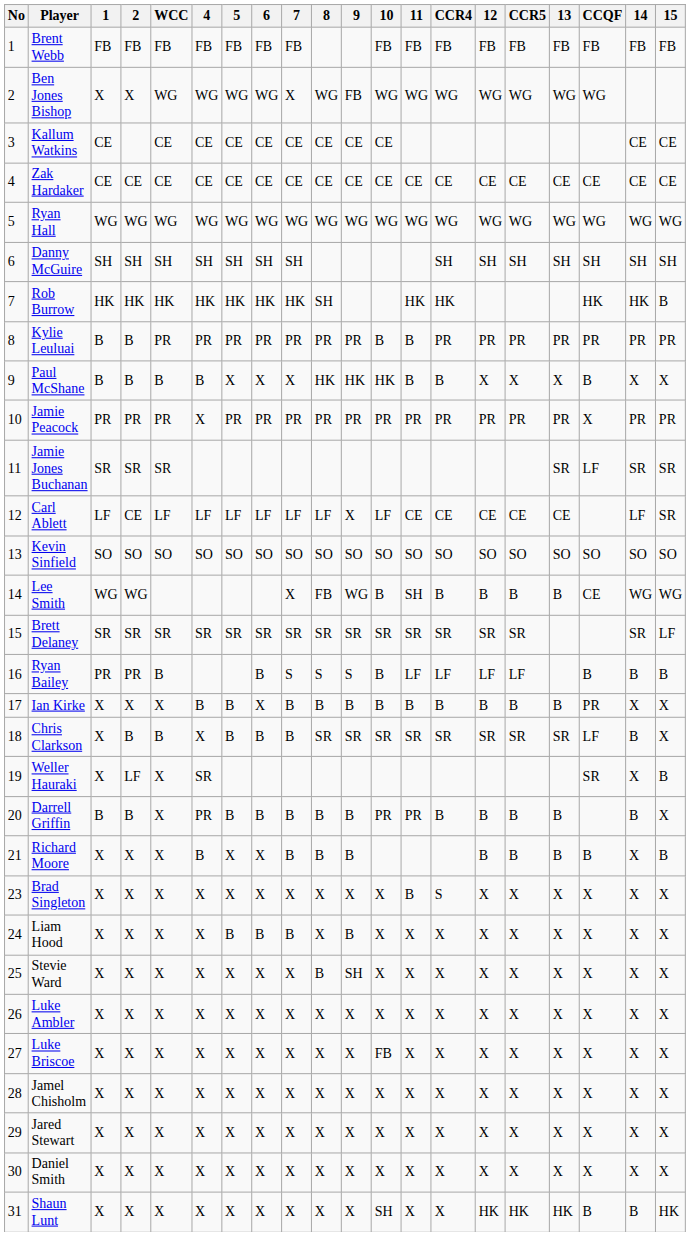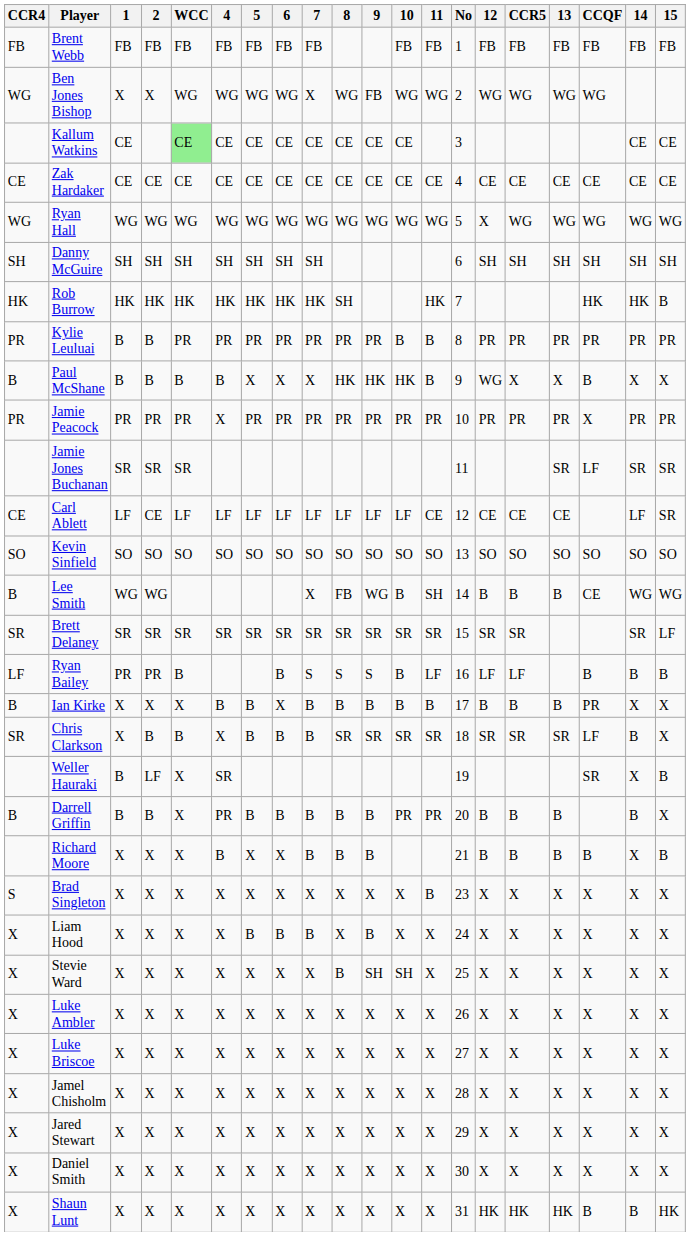columns swapped: (16, 15) <-> (453, 15)
(163, 142) no background -> (183, 142) lightgreen background
(490, 221) WG -> (484, 221) X
(484, 380) X -> (490, 380) WG
(350, 515) X -> (373, 515) LF
(99, 776) X -> (119, 776) B
(380, 974) X -> (404, 974) SH
(383, 1053) FB -> (400, 1053) X
(384, 1211) SH -> (400, 1211) X
